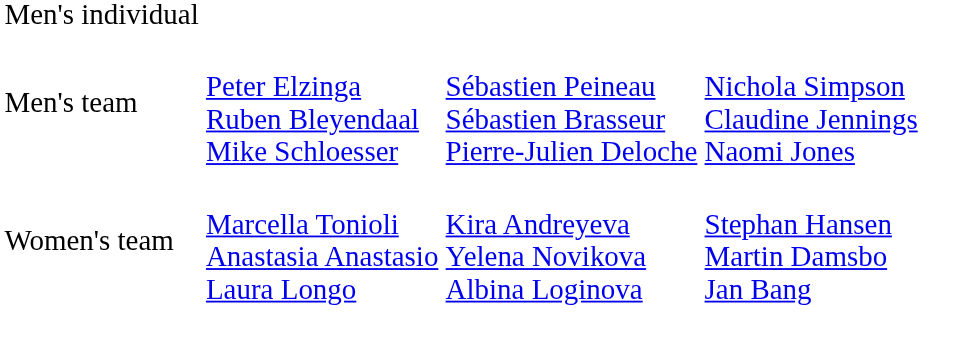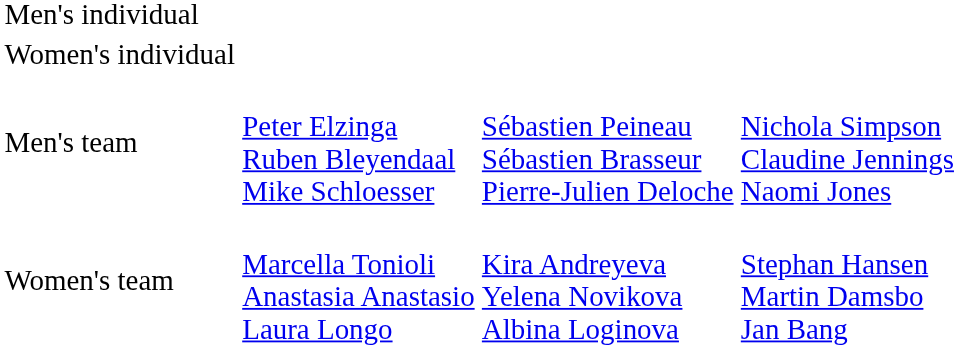+ row: (120, 54)
